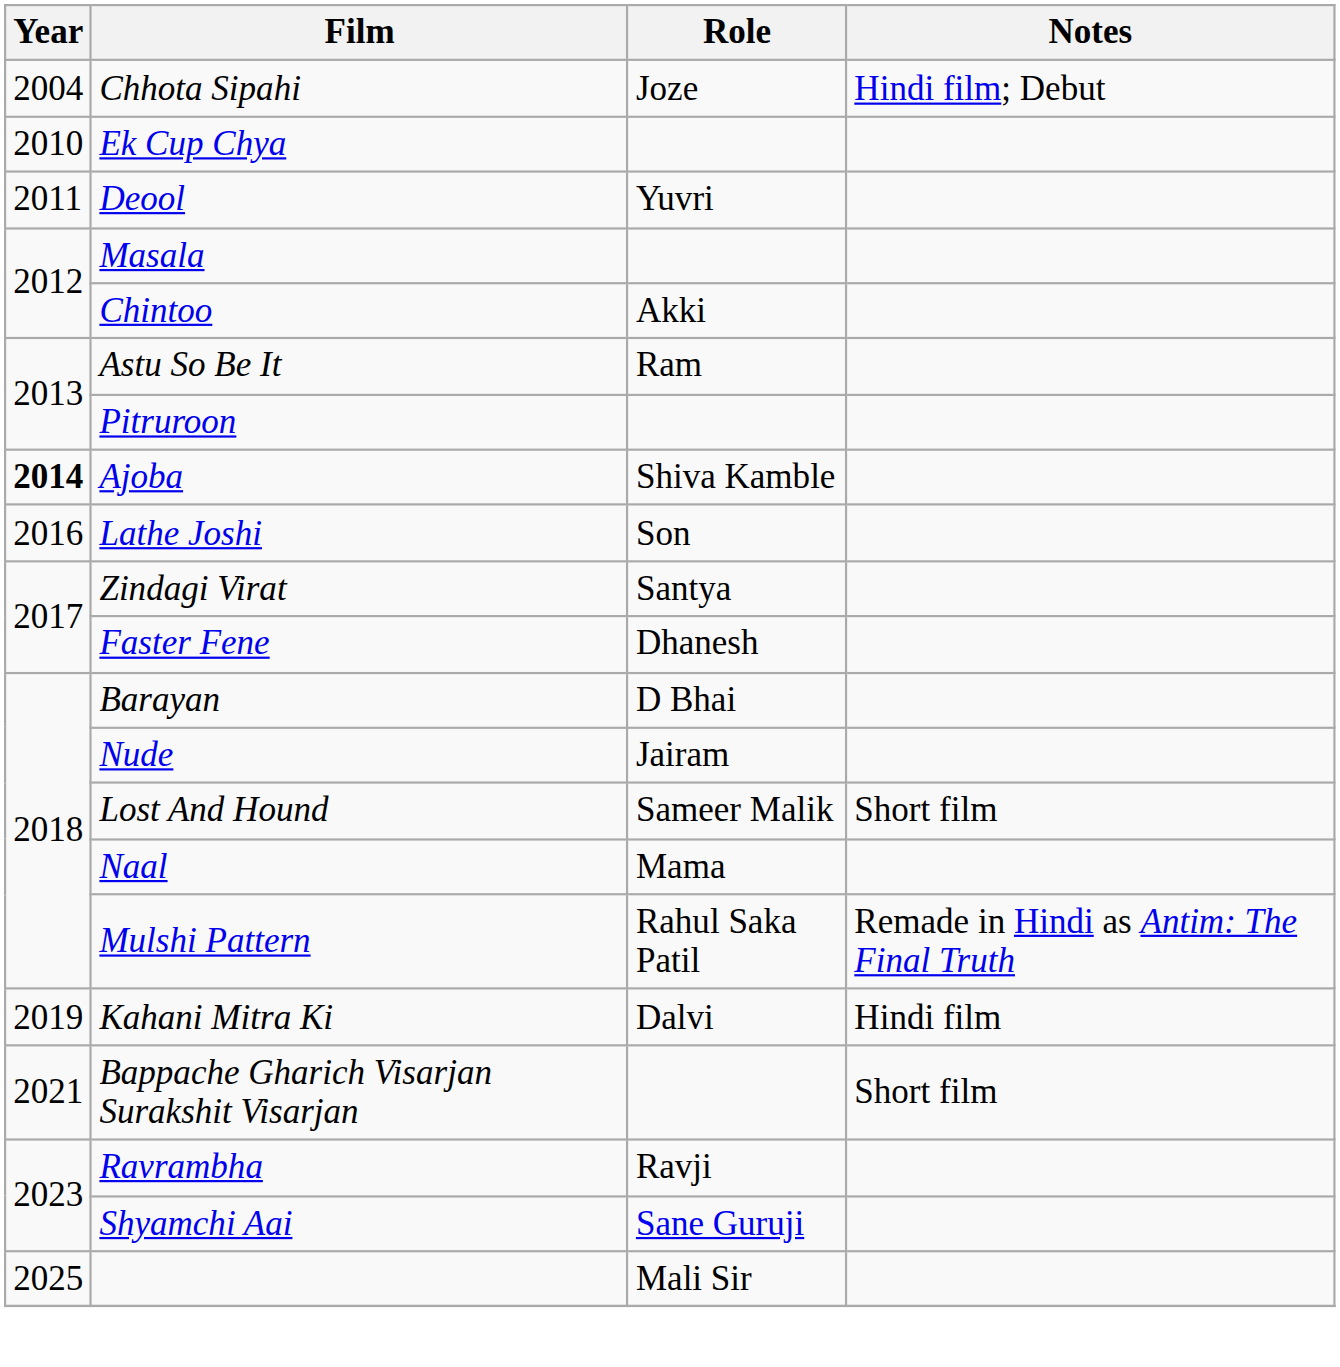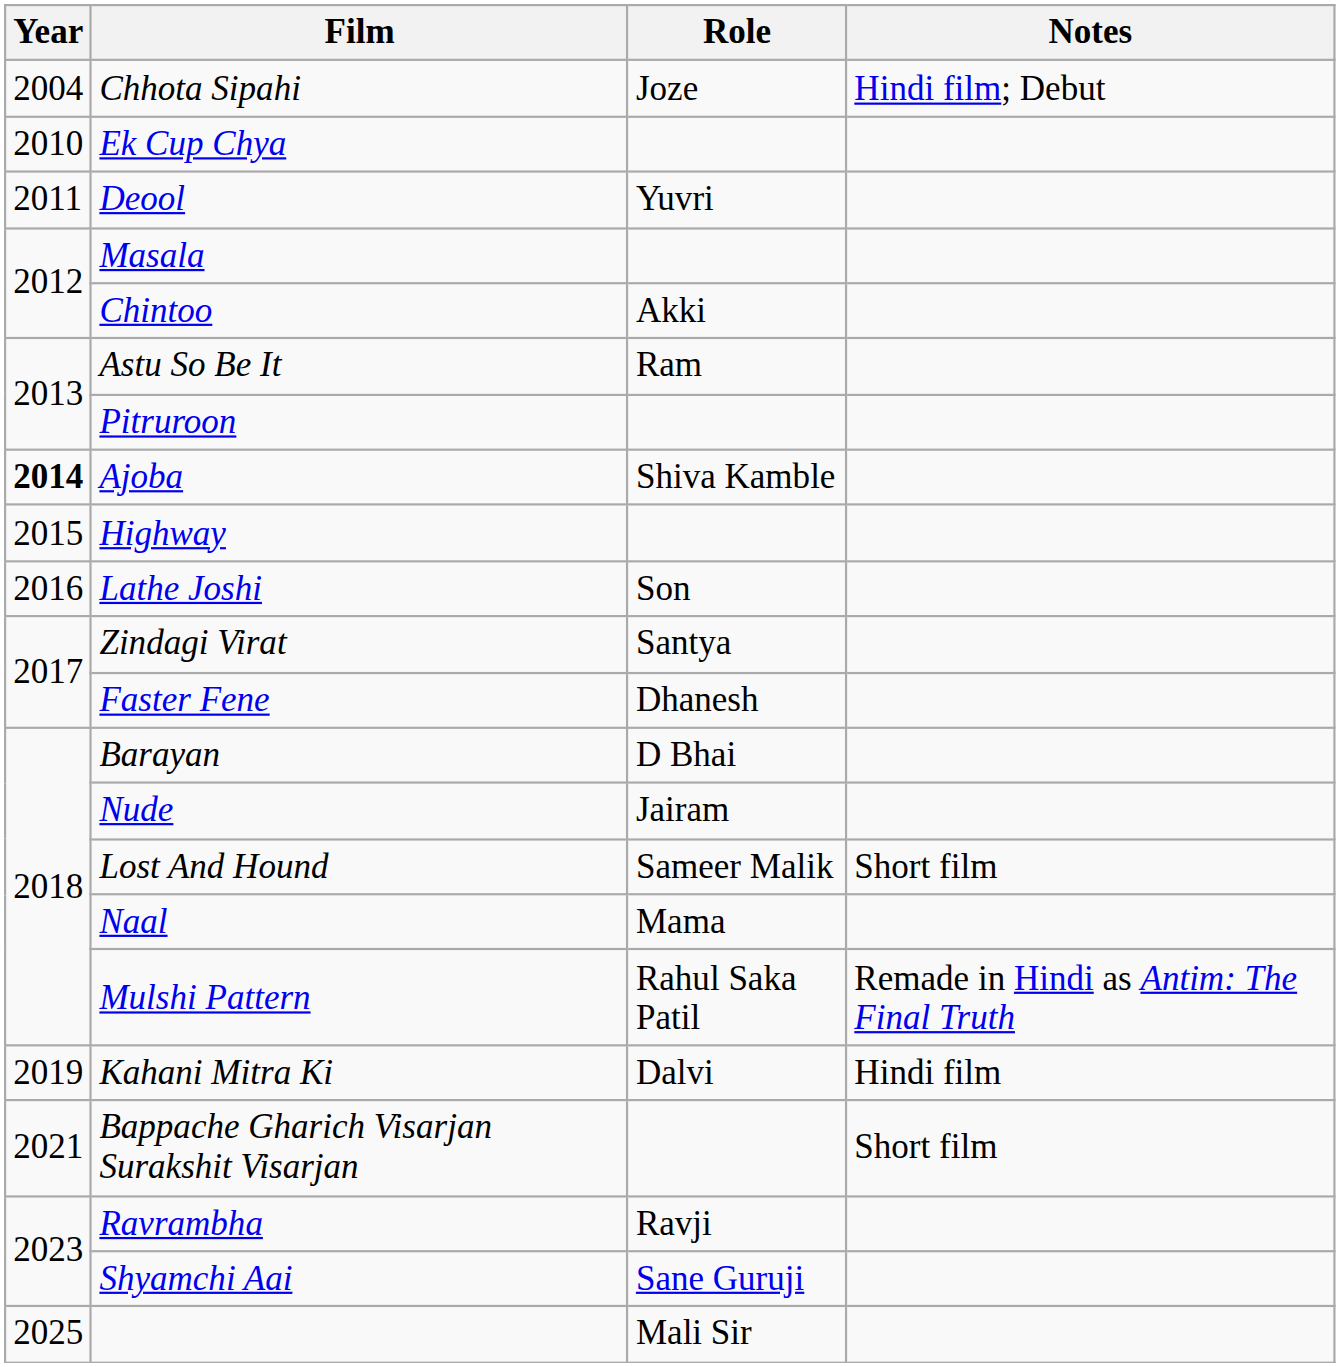+ row: (163, 532)
